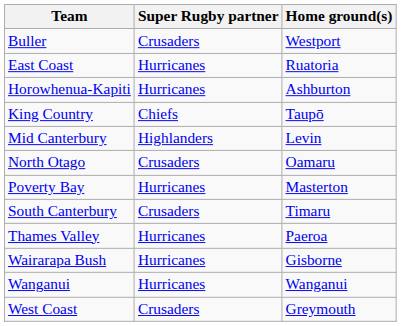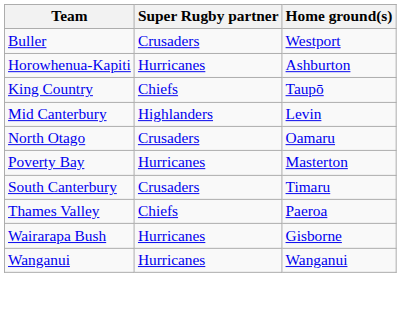- row: (41, 65)
(172, 235) Hurricanes -> (158, 211) Chiefs
- row: (43, 308)
